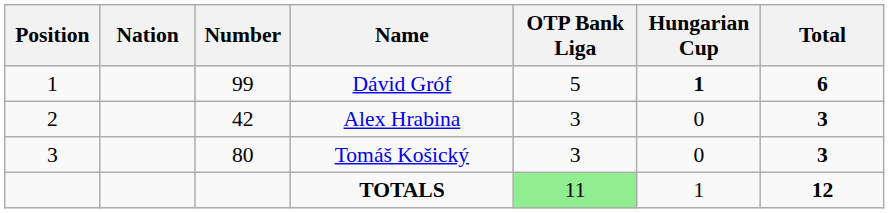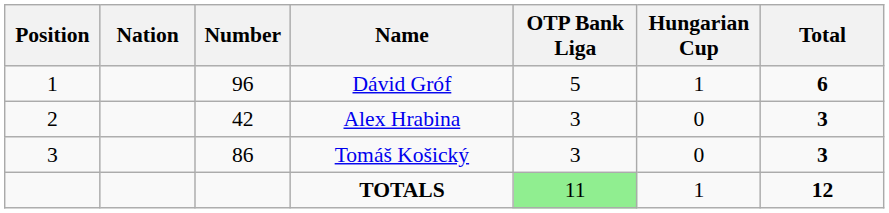(243, 83) 99 -> (243, 83) 96
(699, 83) bold -> (699, 83) normal
(243, 154) 80 -> (243, 154) 86
